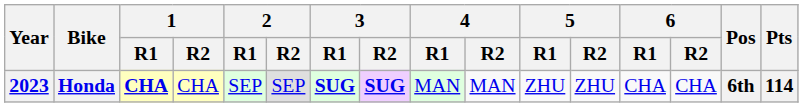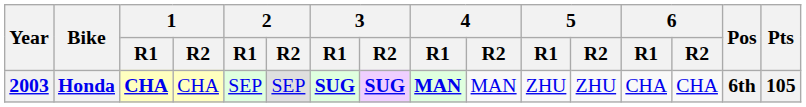(29, 86) 2023 -> (29, 86) 2003
(437, 86) normal -> (438, 86) bold
(779, 86) 114 -> (781, 86) 105
